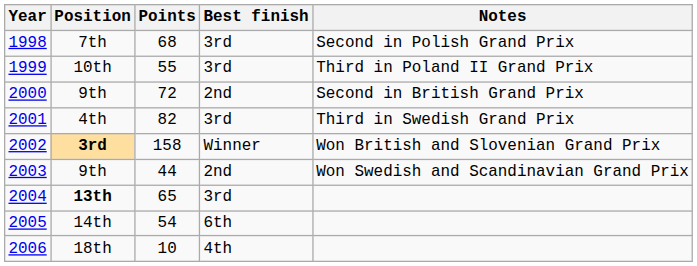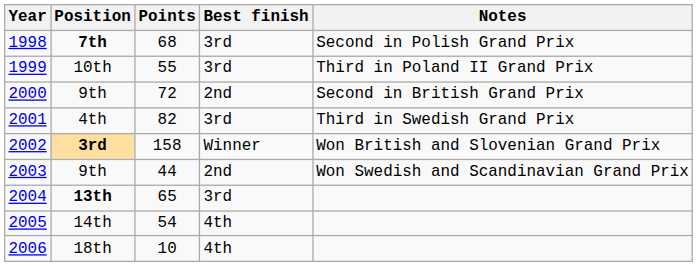(93, 44) normal -> (93, 44) bold
(218, 224) 6th -> (218, 224) 4th
